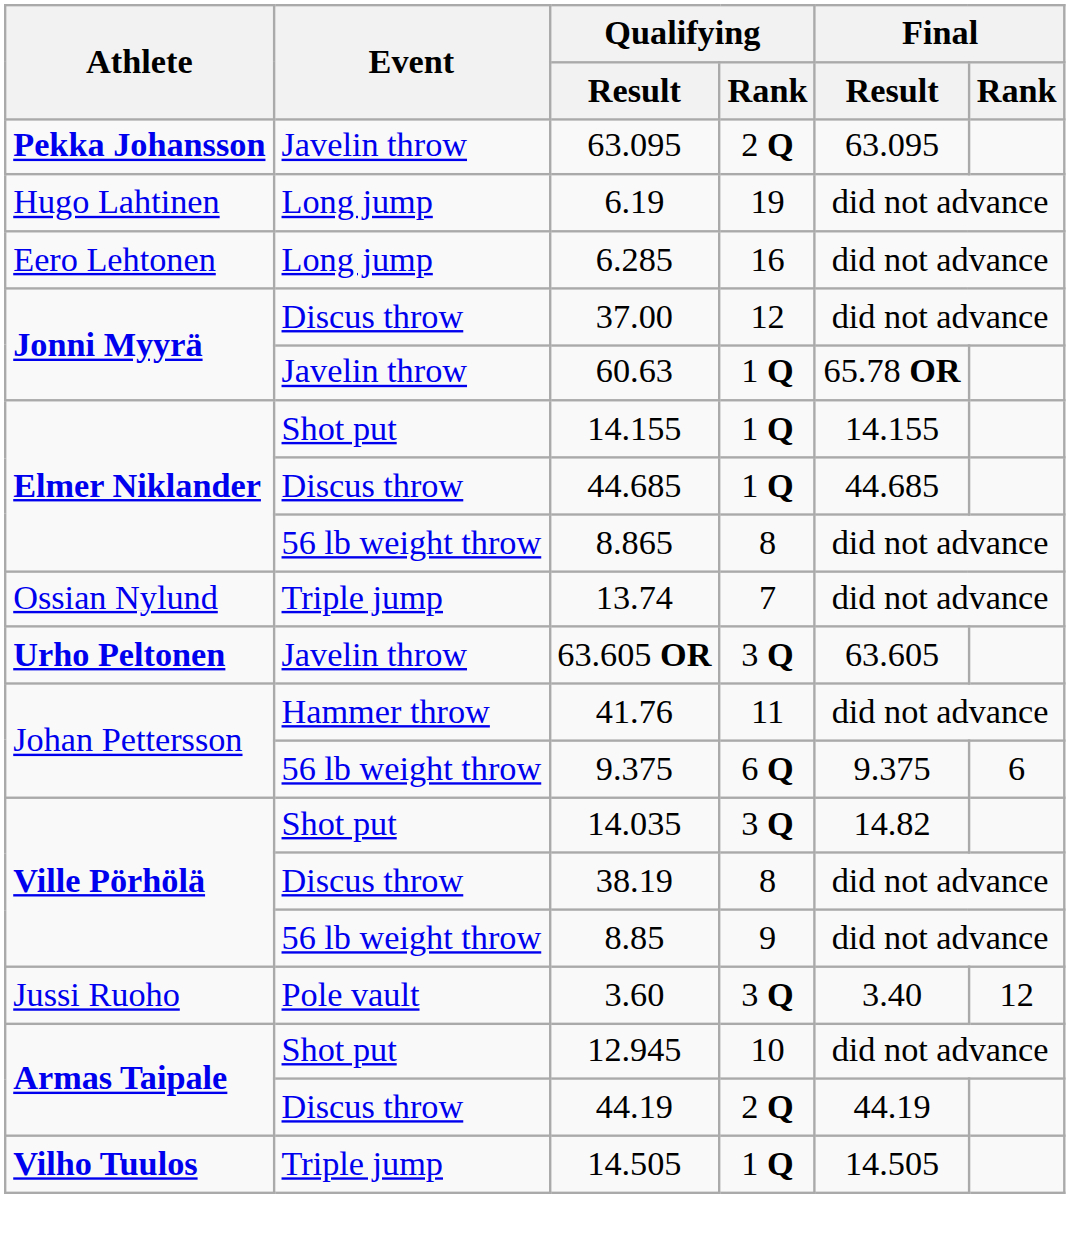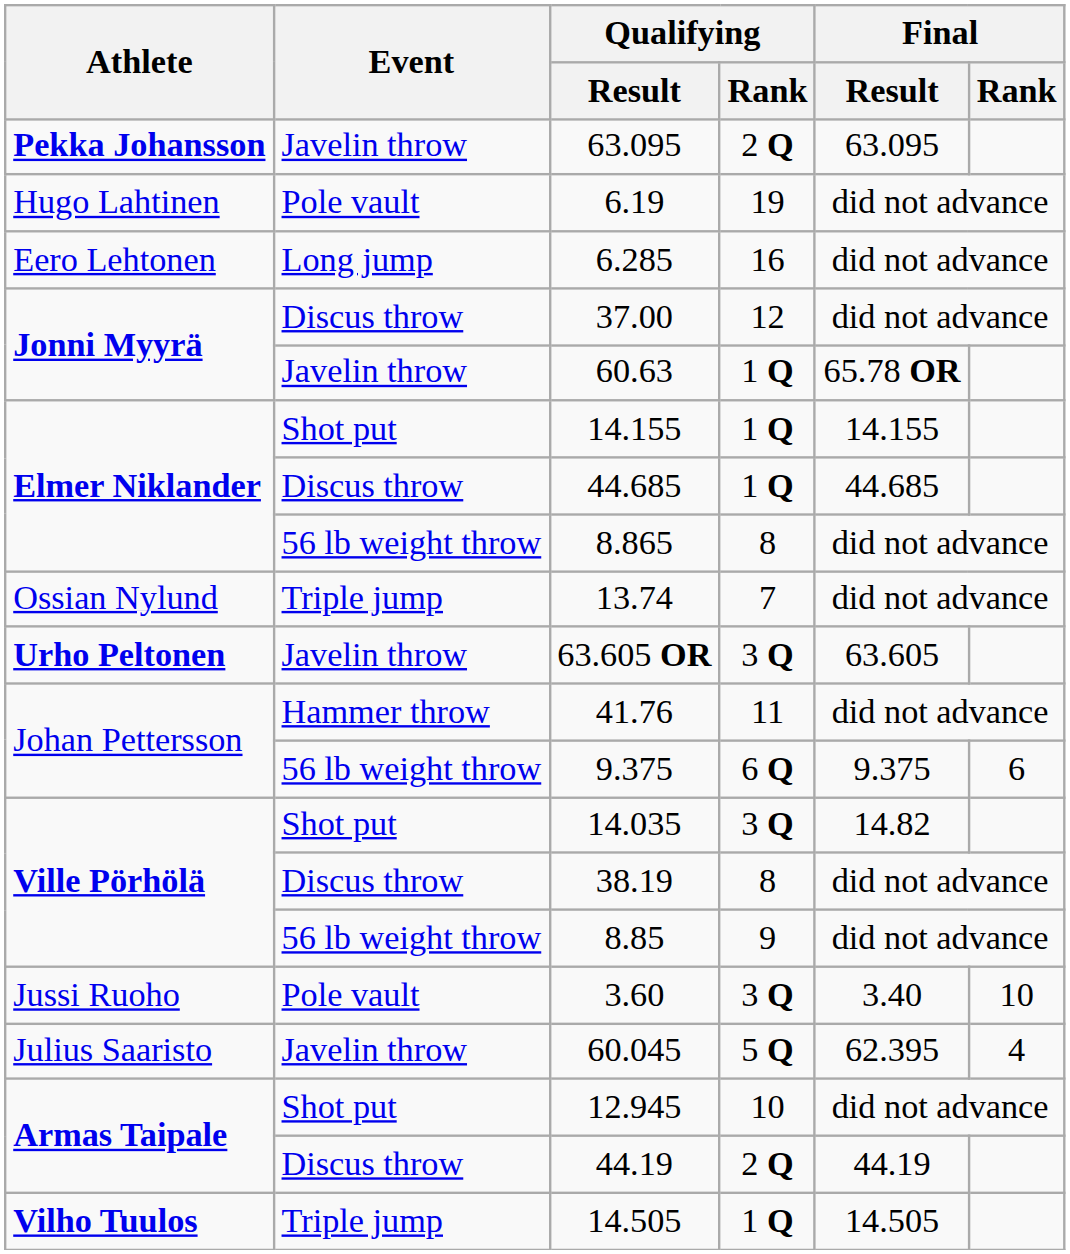(357, 202) Long jump -> (351, 202) Pole vault
(1017, 994) 12 -> (1017, 994) 10
+ row: (634, 1050)
